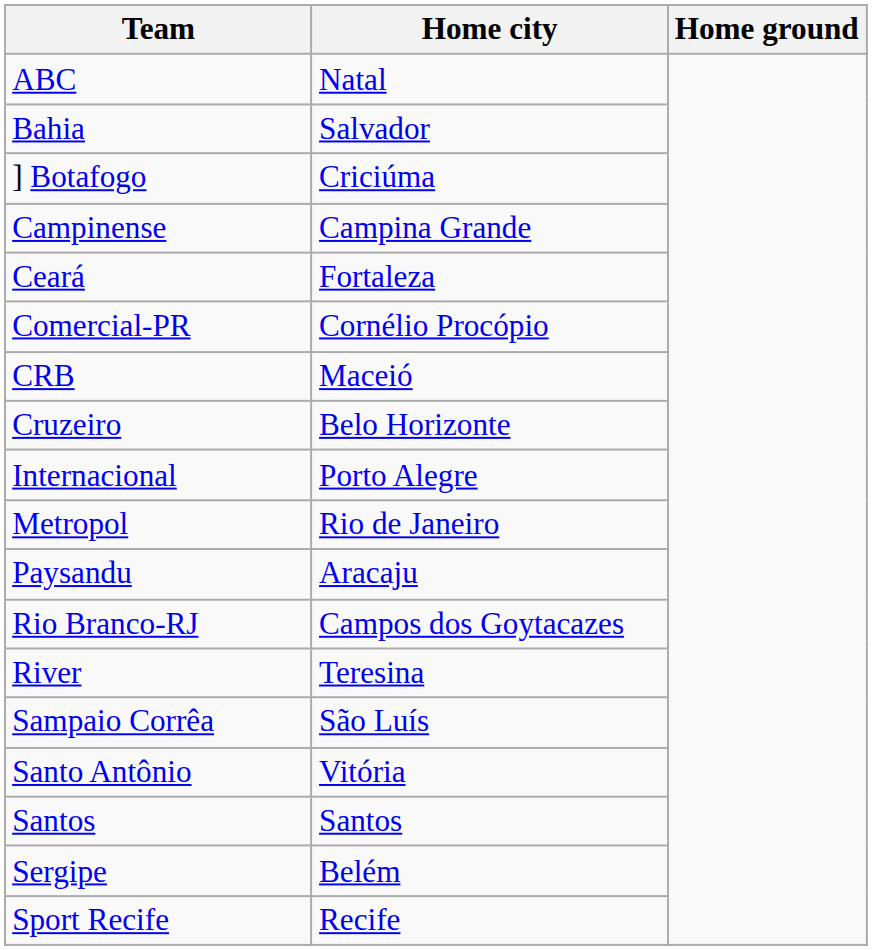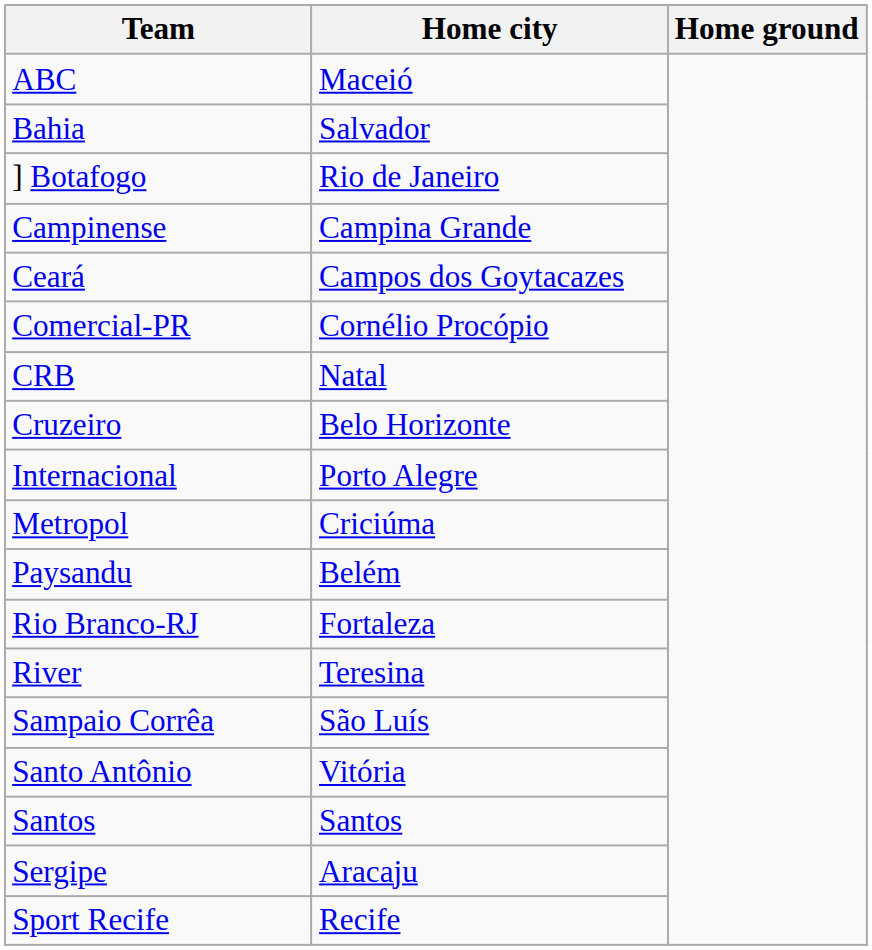(353, 78) Natal -> (366, 78) Maceió
(377, 177) Criciúma -> (409, 177) Rio de Janeiro
(377, 276) Fortaleza -> (472, 276) Campos dos Goytacazes
(366, 375) Maceió -> (353, 375) Natal
(409, 524) Rio de Janeiro -> (377, 524) Criciúma
(368, 573) Aracaju -> (360, 573) Belém
(472, 623) Campos dos Goytacazes -> (377, 623) Fortaleza
(360, 870) Belém -> (368, 870) Aracaju
